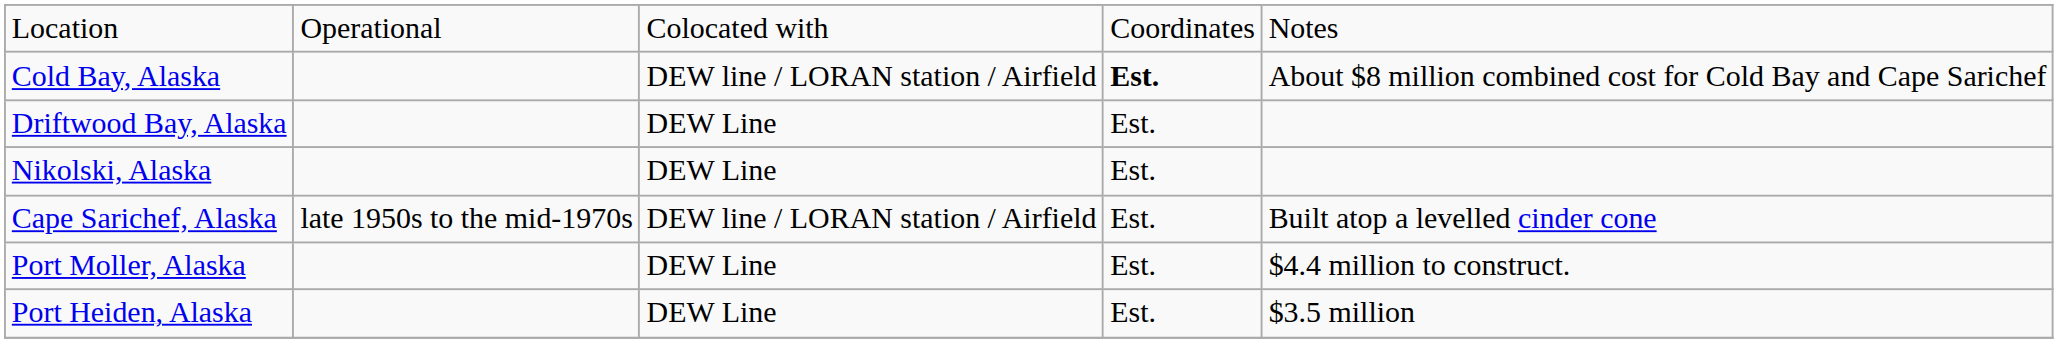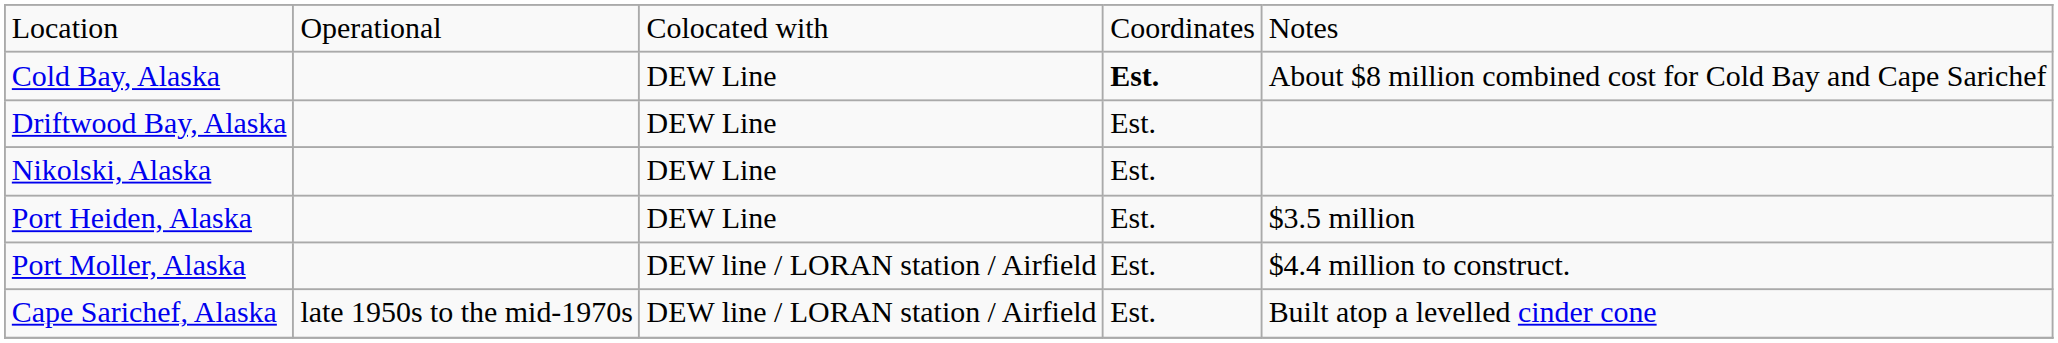(872, 75) DEW line / LORAN station / Airfield -> (712, 75) DEW Line
rows swapped: (132, 312) <-> (144, 218)
(712, 265) DEW Line -> (872, 265) DEW line / LORAN station / Airfield
